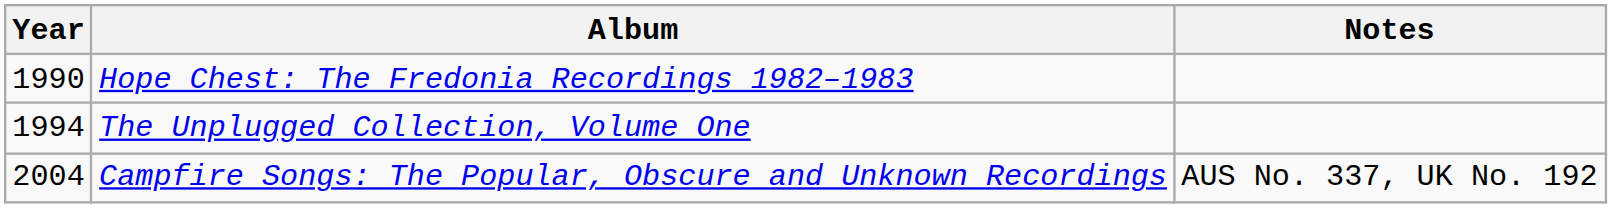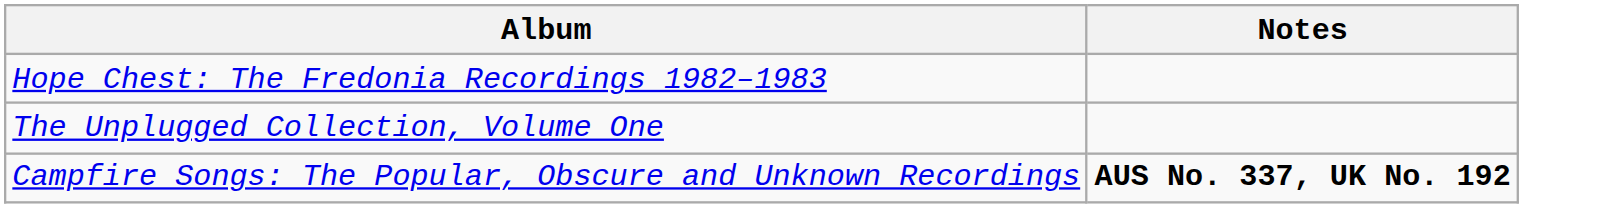- column: (49, 30)
(1389, 177) normal -> (1303, 177) bold
